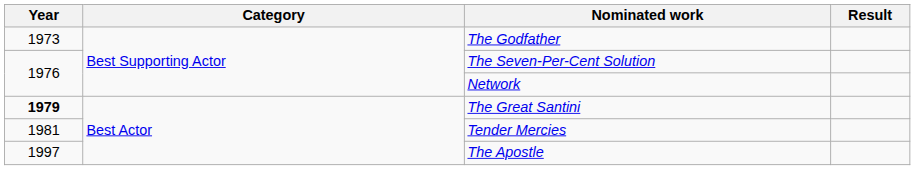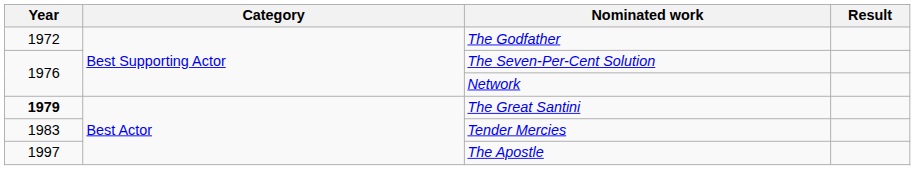(44, 38) 1973 -> (44, 38) 1972
(44, 130) 1981 -> (44, 130) 1983
